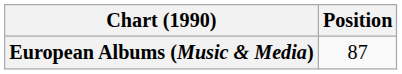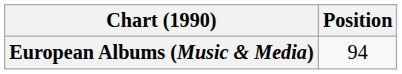(358, 52) 87 -> (358, 52) 94
